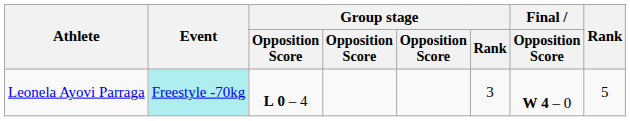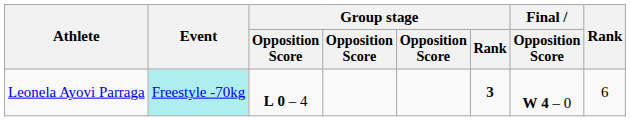(490, 92) normal -> (490, 92) bold
(605, 92) 5 -> (605, 92) 6
